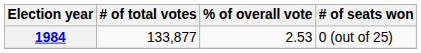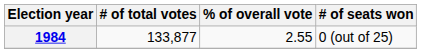(299, 37) 2.53 -> (299, 37) 2.55
